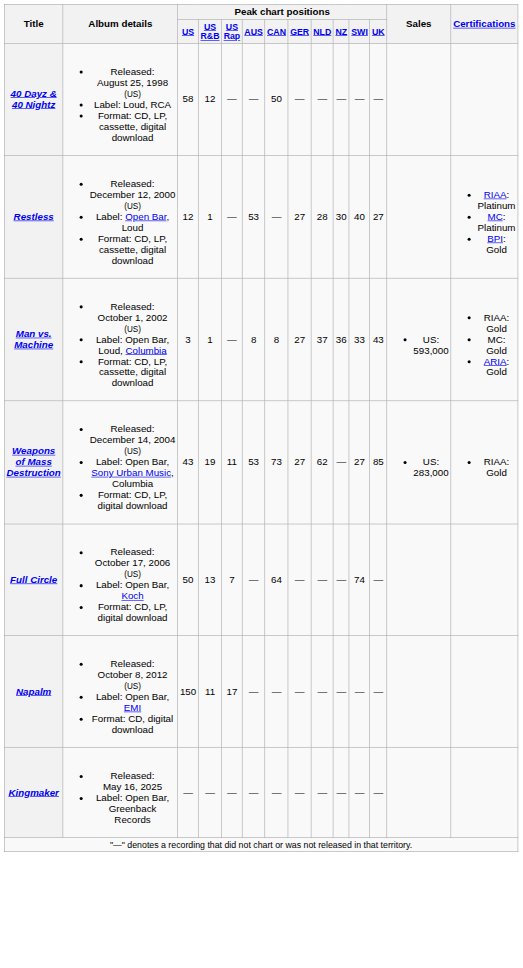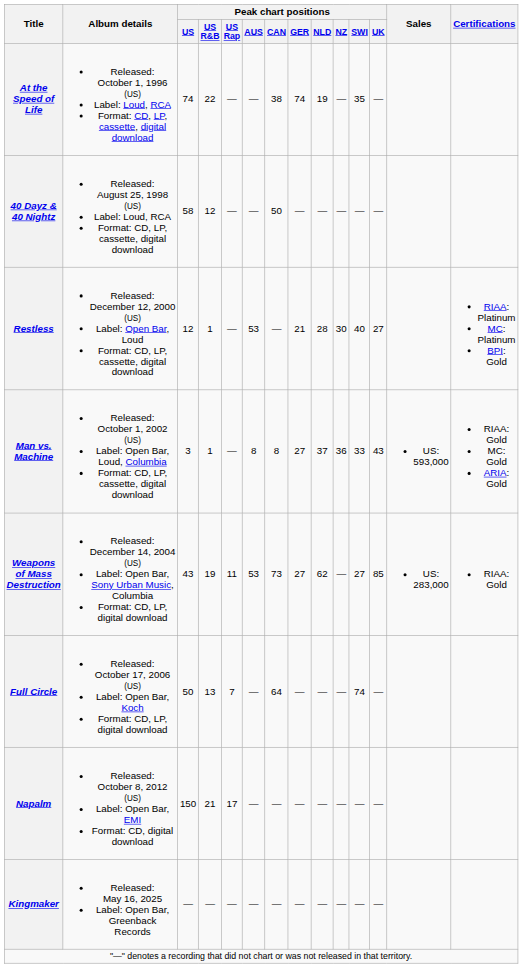+ row: (34, 99)
(300, 216) 27 -> (300, 328) 21
(210, 691) 11 -> (210, 803) 21
